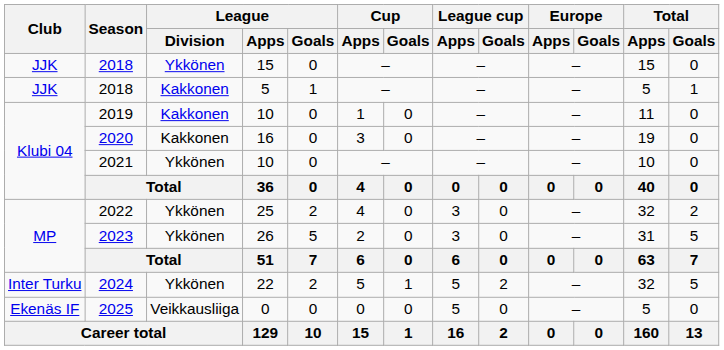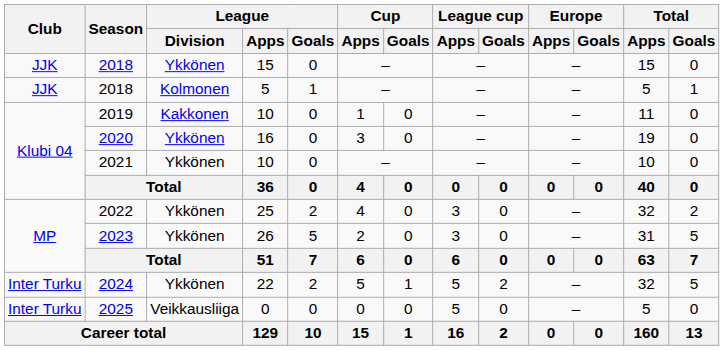(195, 89) Kakkonen -> (195, 89) Kolmonen
(195, 138) Kakkonen -> (195, 138) Ykkönen
(45, 308) Ekenäs IF -> (45, 308) Inter Turku
